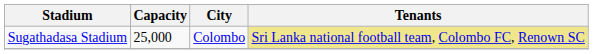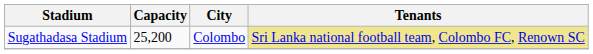(153, 37) 25,000 -> (153, 37) 25,200
